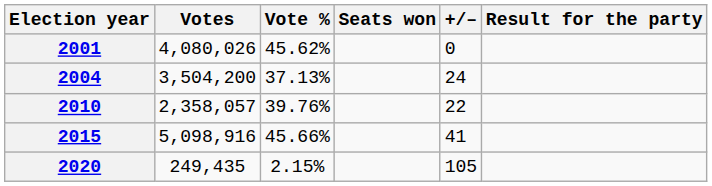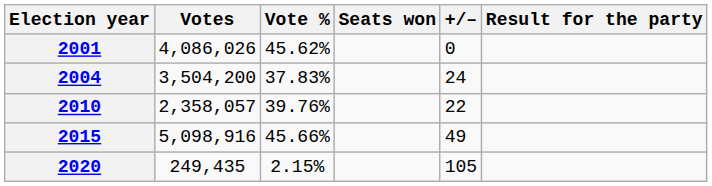(207, 49) 4,080,026 -> (207, 49) 4,086,026
(297, 78) 37.13% -> (297, 78) 37.83%
(456, 137) 41 -> (456, 137) 49
